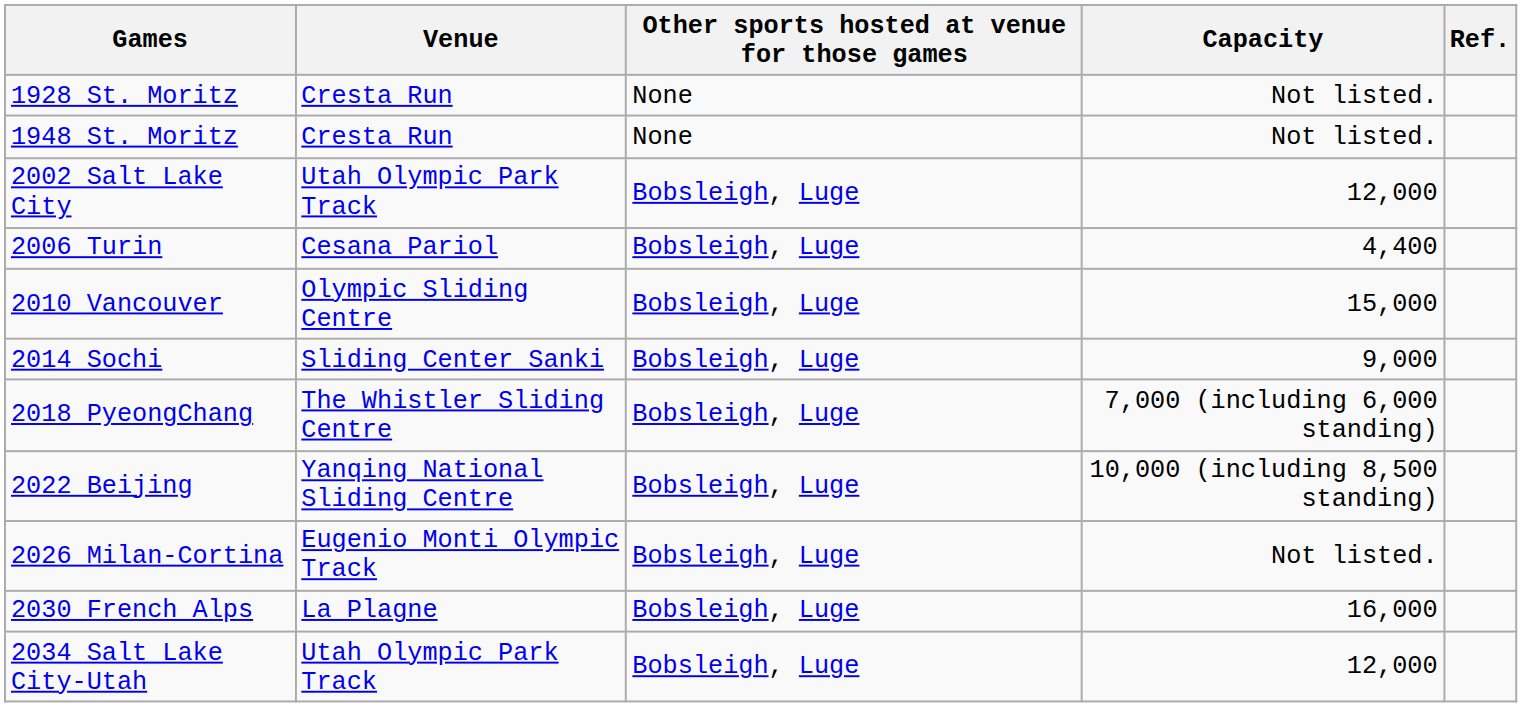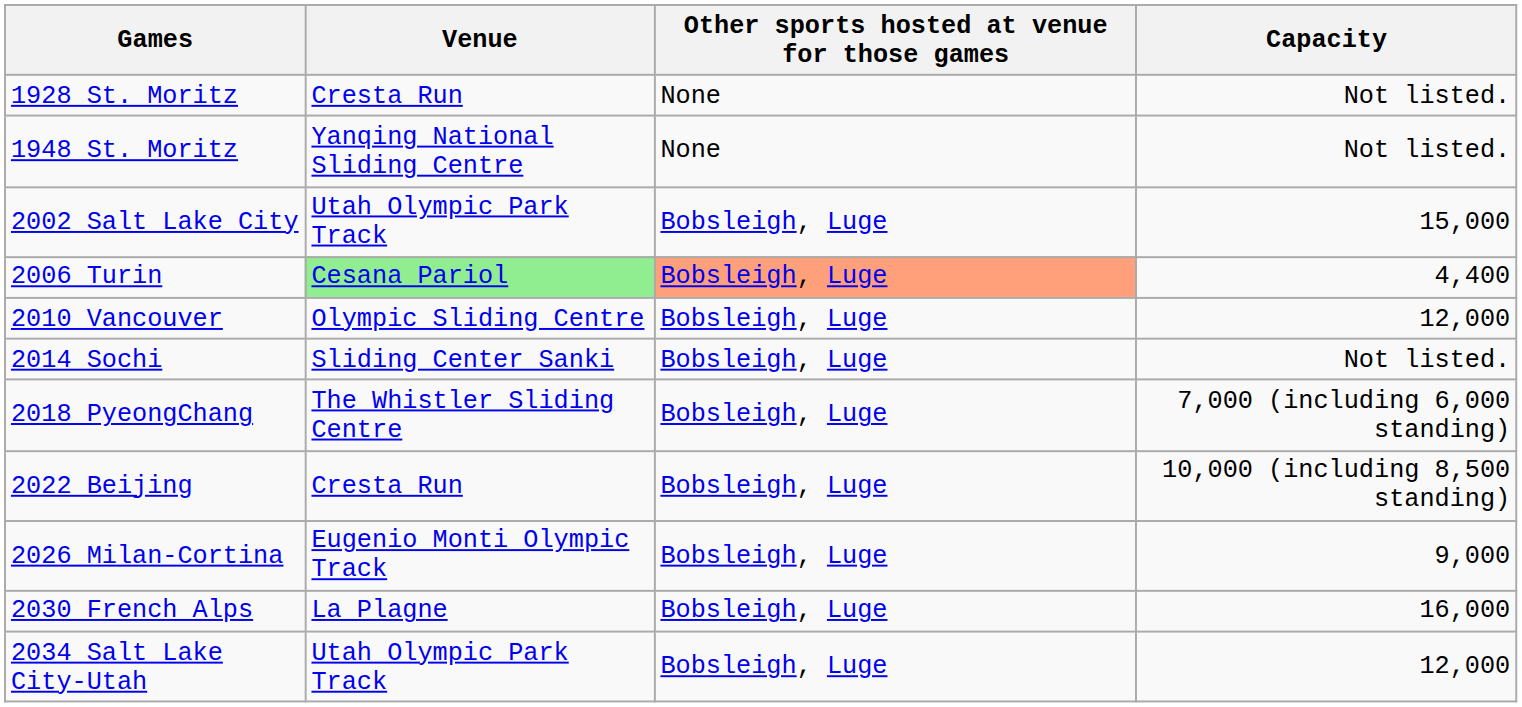- column: (1480, 40)
(377, 137) Cresta Run -> (433, 151) Yanqing National Sliding Centre
(1392, 192) 12,000 -> (1465, 222) 15,000
(400, 248) no background -> (410, 277) lightgreen background
(746, 248) no background -> (774, 277) lightsalmon background
(1392, 304) 15,000 -> (1465, 318) 12,000
(1400, 359) 9,000 -> (1427, 359) Not listed.
(422, 485) Yanqing National Sliding Centre -> (387, 485) Cresta Run
(1354, 556) Not listed. -> (1472, 556) 9,000
